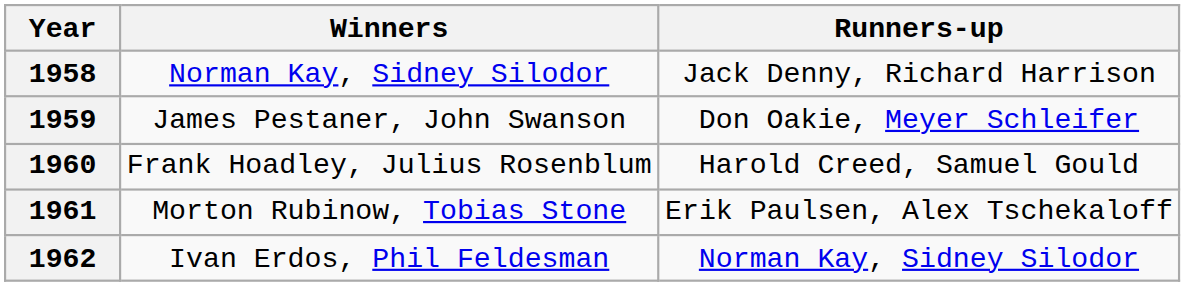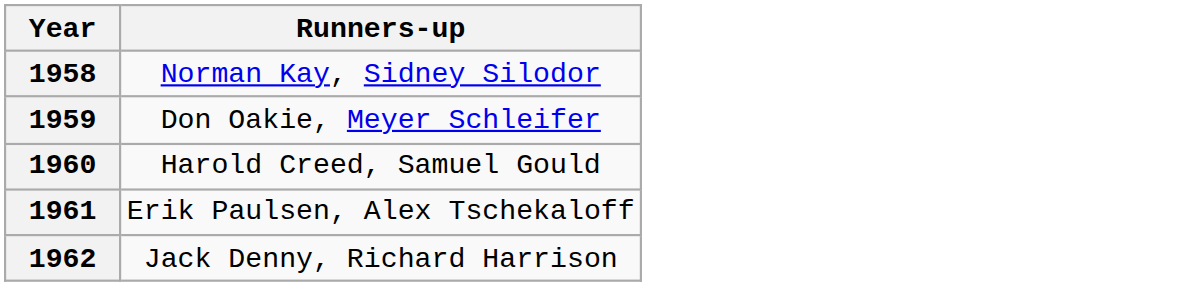- column: (389, 28)
(919, 74) Jack Denny, Richard Harrison -> (381, 74) Norman Kay, Sidney Silodor
(919, 258) Norman Kay, Sidney Silodor -> (381, 258) Jack Denny, Richard Harrison
